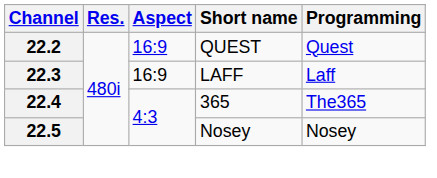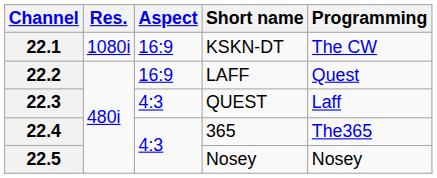+ row: (44, 46)
(231, 46) QUEST -> (228, 74) LAFF
(150, 74) 16:9 -> (151, 103) 4:3
(222, 74) LAFF -> (237, 103) QUEST
